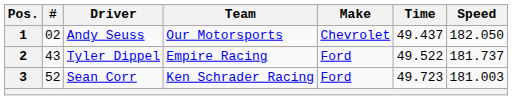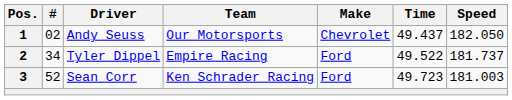(53, 57) 43 -> (53, 57) 34
